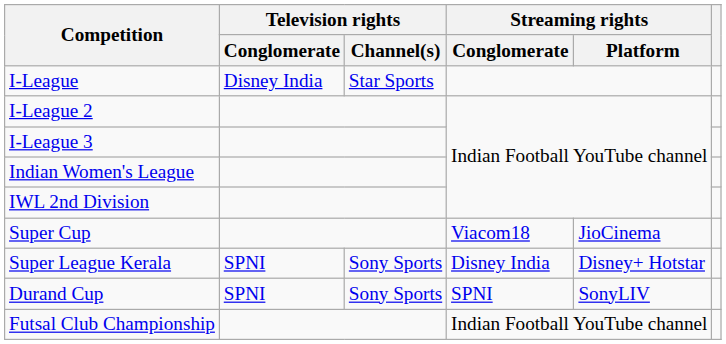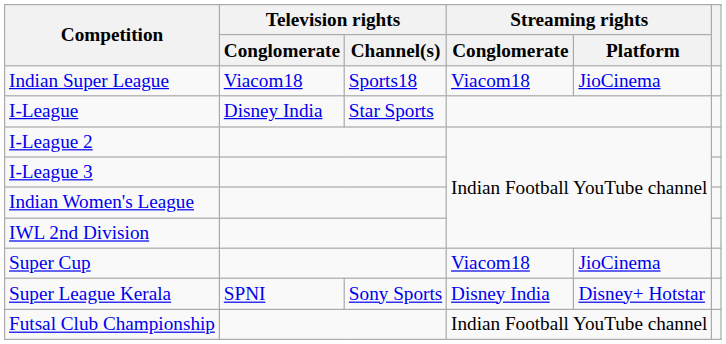+ row: (89, 80)
- row: (56, 293)
